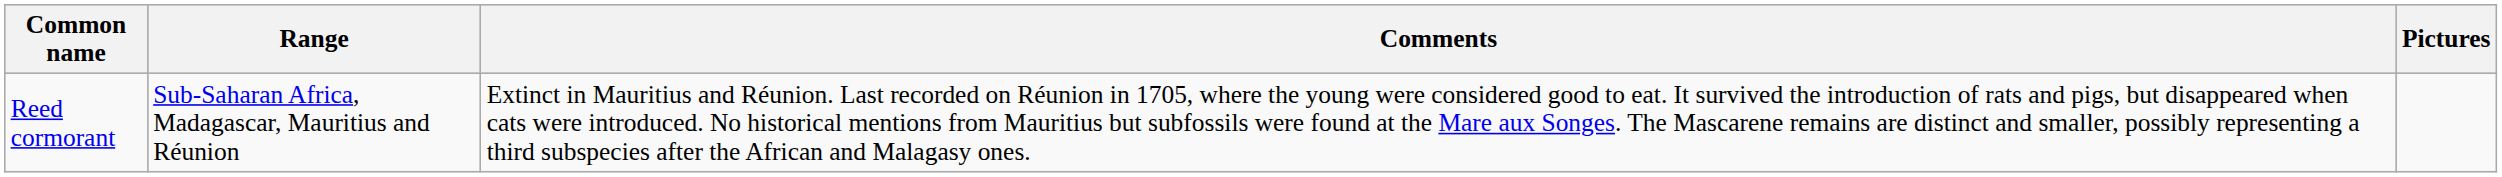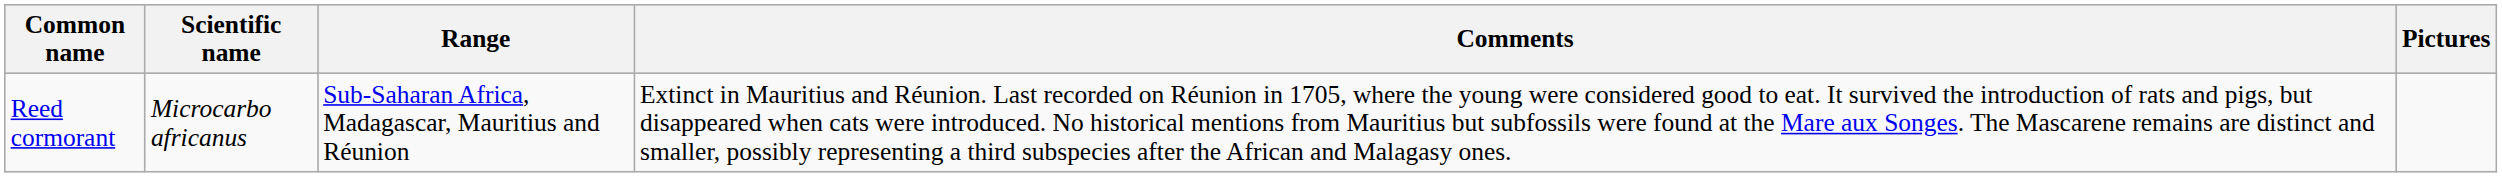+ column: (231, 38)
